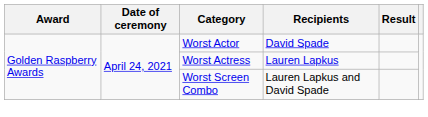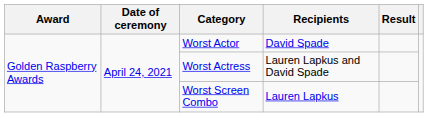(302, 60) Lauren Lapkus -> (313, 66) Lauren Lapkus and David Spade
(313, 84) Lauren Lapkus and David Spade -> (302, 96) Lauren Lapkus
